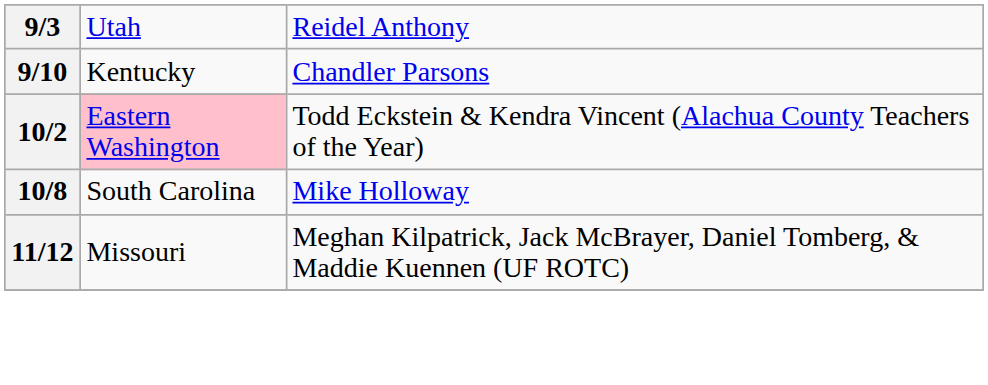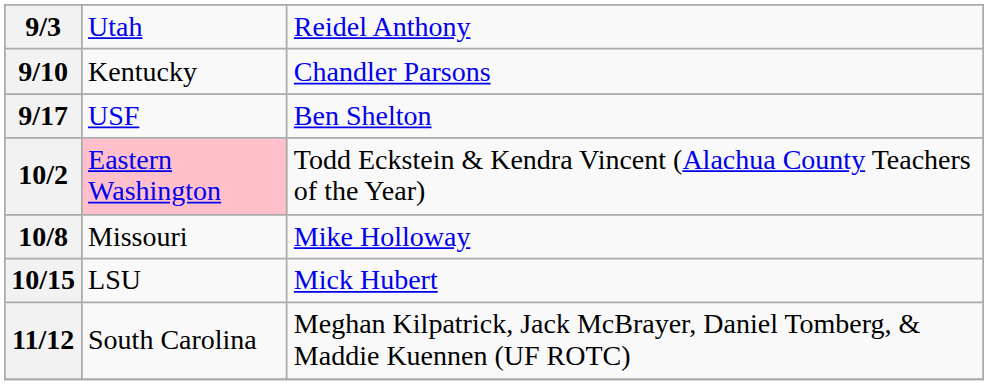+ row: (43, 115)
(171, 191) South Carolina -> (138, 235) Missouri
+ row: (43, 280)
(136, 251) Missouri -> (172, 340) South Carolina
